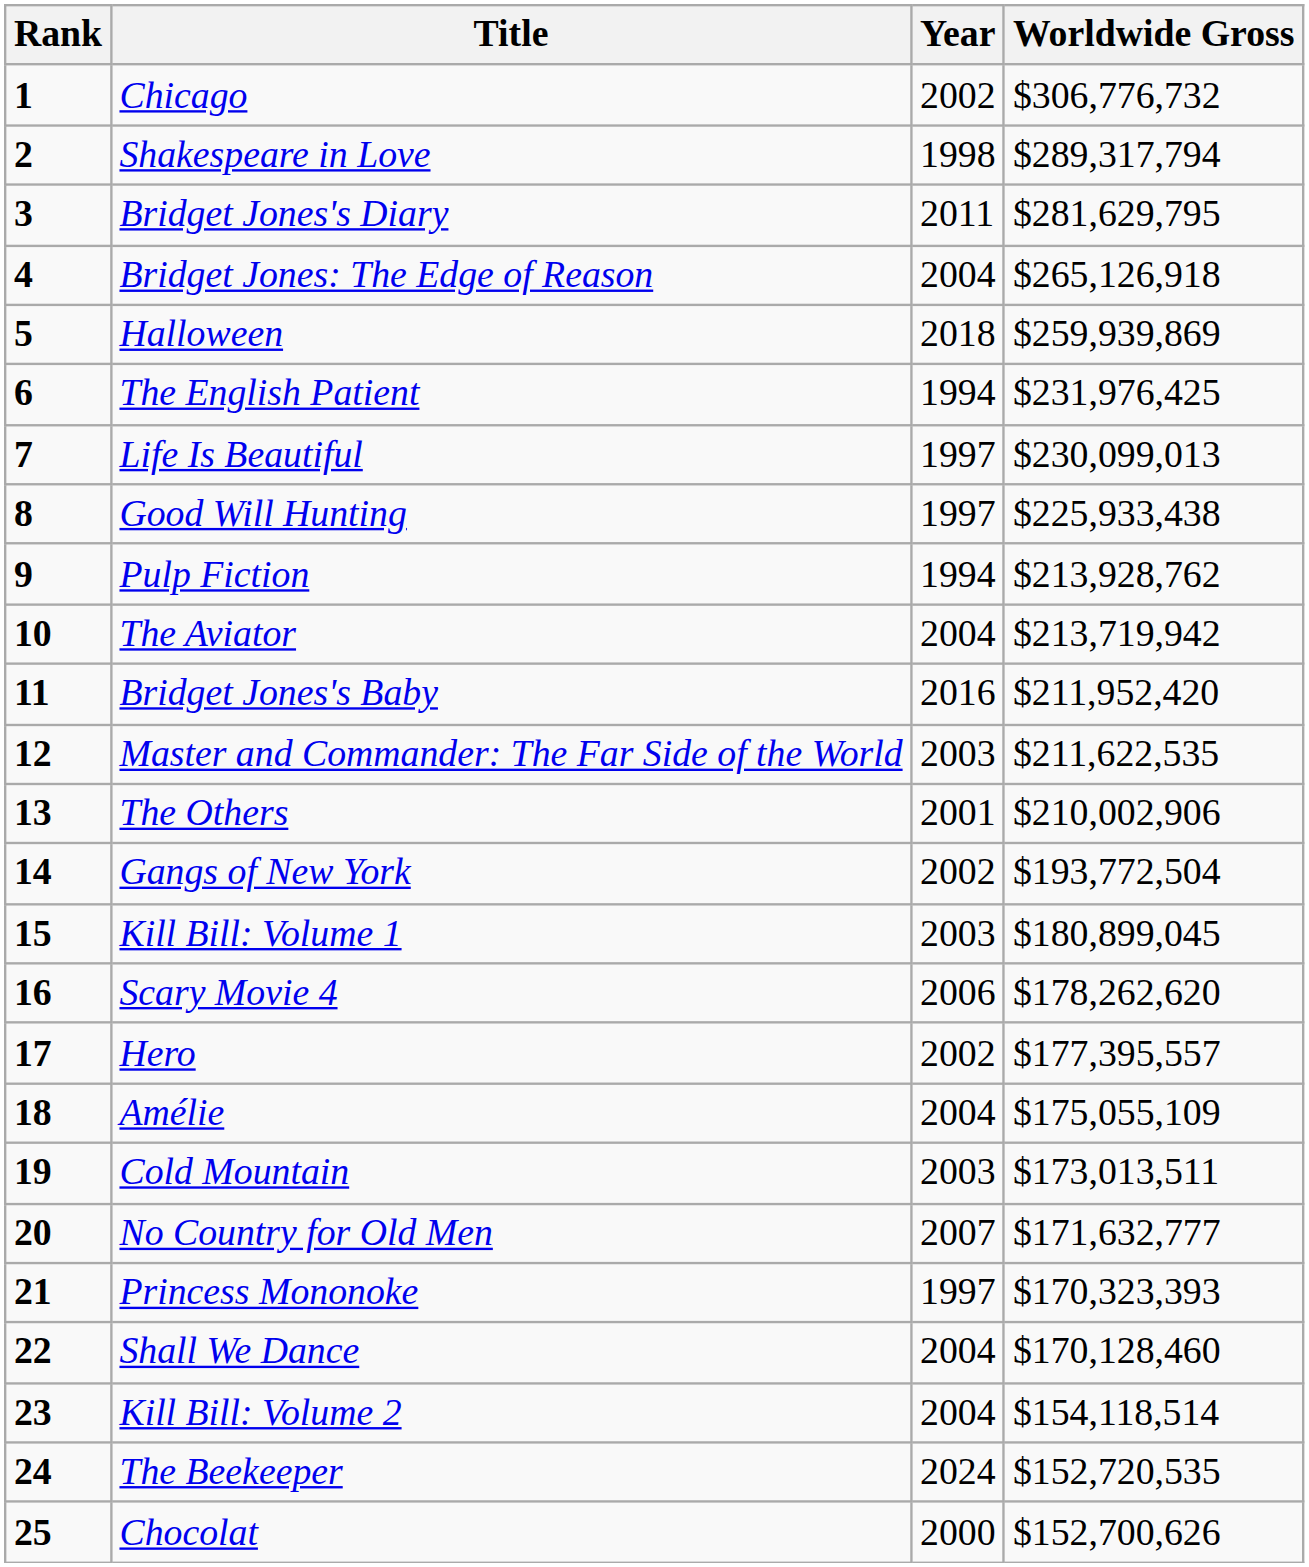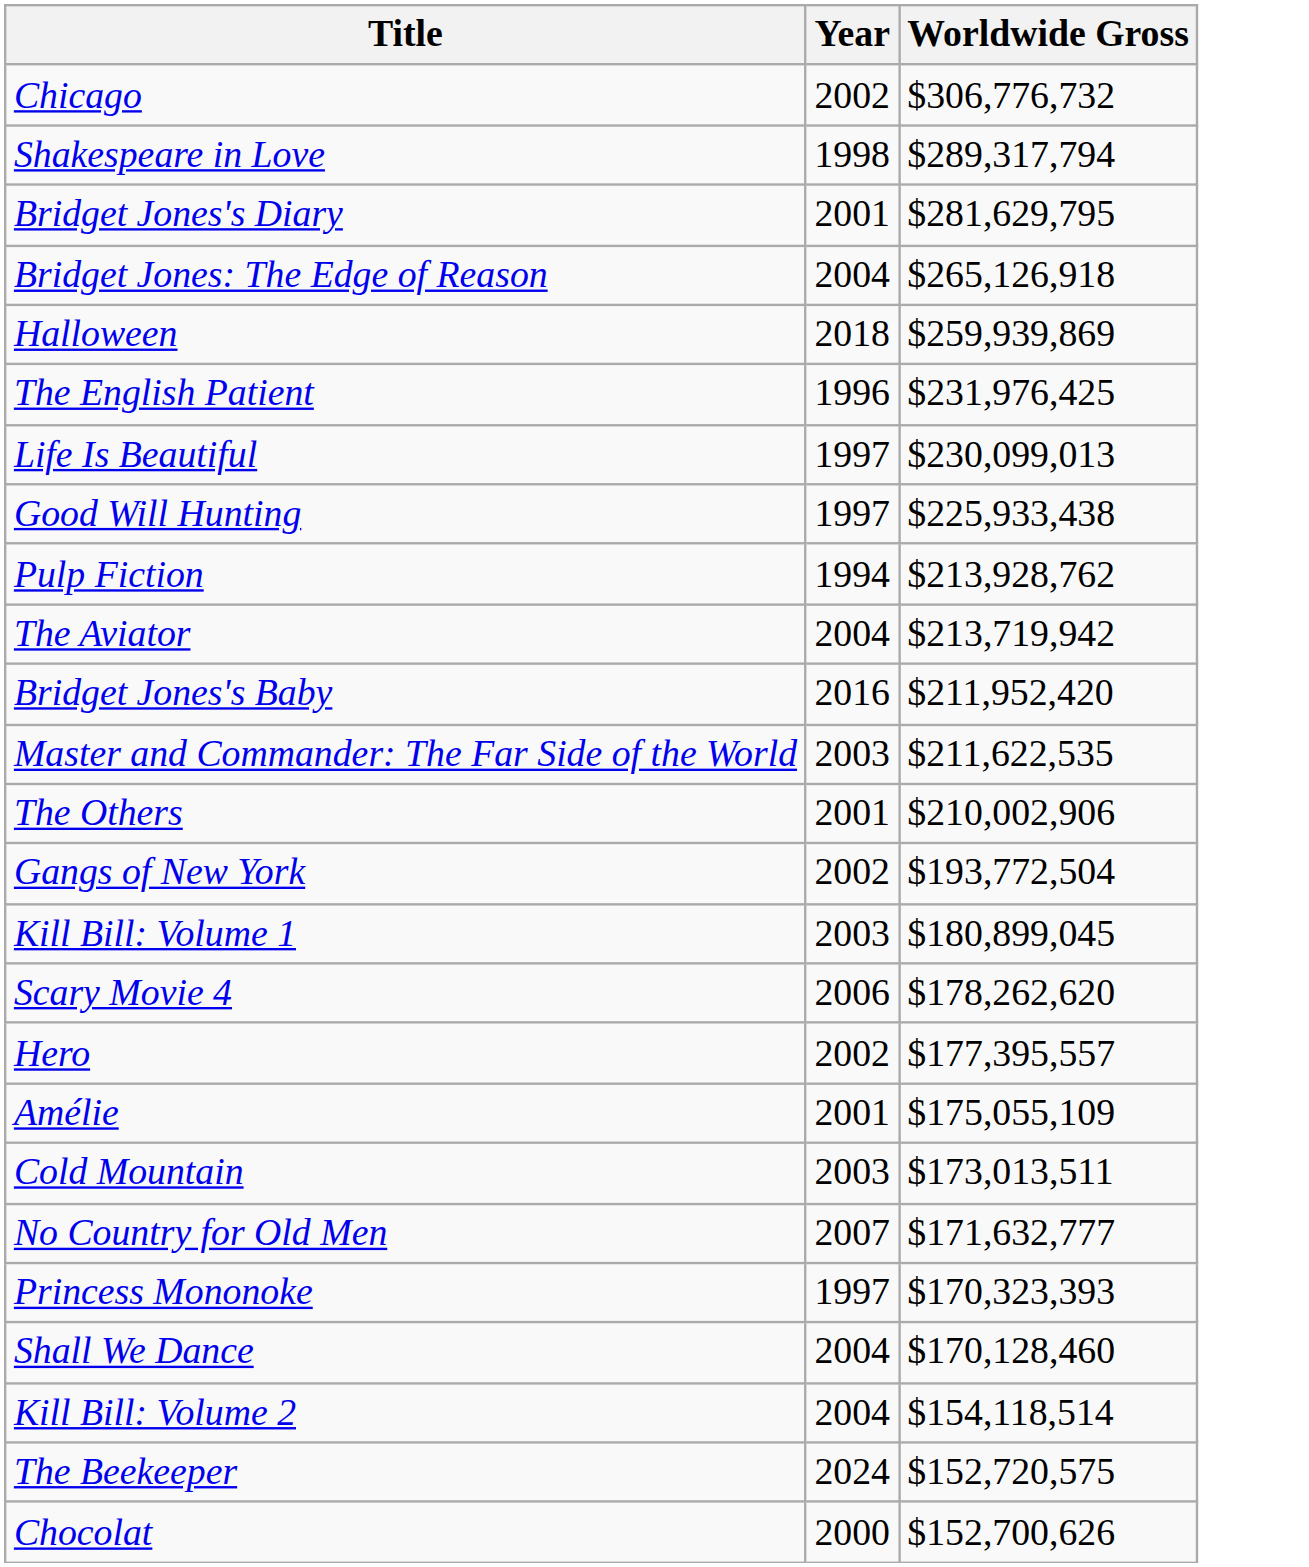- column: (58, 34)
(957, 214) 2011 -> (852, 214) 2001
(958, 393) 1994 -> (852, 393) 1996
(958, 1112) 2004 -> (852, 1112) 2001
(1117, 1471) $152,720,535 -> (1011, 1471) $152,720,575
